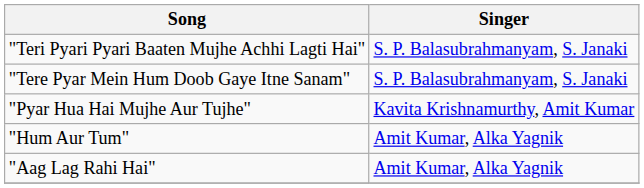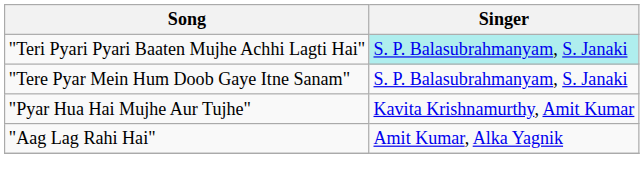(500, 49) no background -> (500, 49) paleturquoise background
- row: (69, 138)
